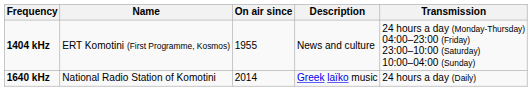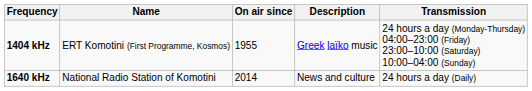(336, 45) News and culture -> (337, 45) Greek laïko music
(337, 78) Greek laïko music -> (336, 78) News and culture
